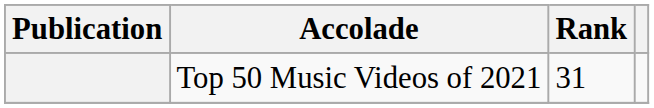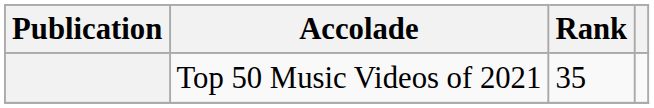(571, 77) 31 -> (571, 77) 35
